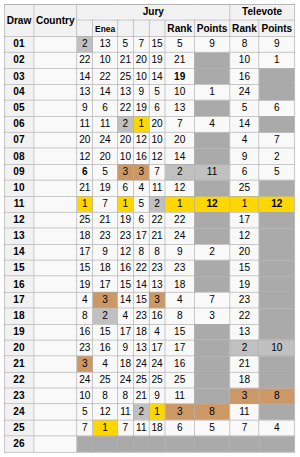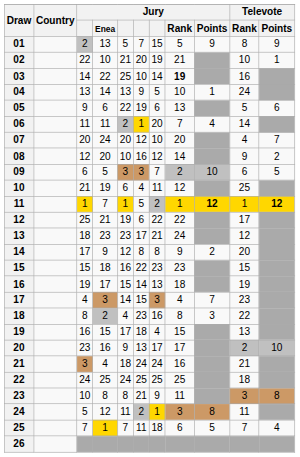(85, 172) bold -> (85, 172) normal
(212, 172) 11 -> (212, 172) 10
